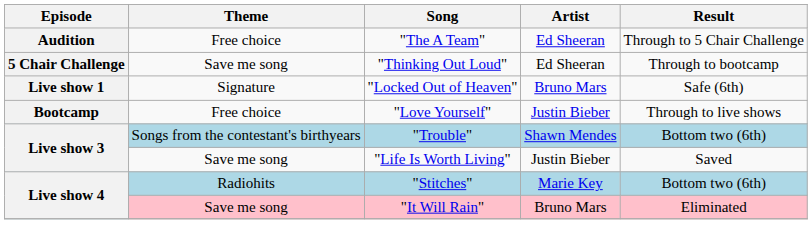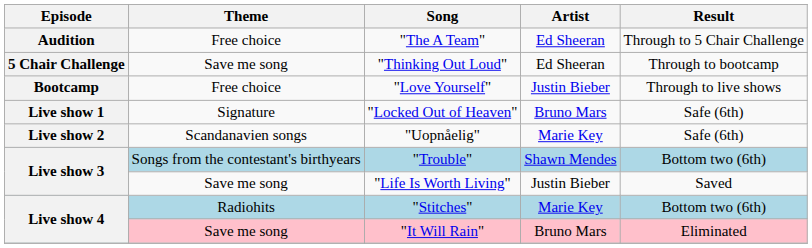rows swapped: (442, 111) <-> (442, 87)
+ row: (442, 135)
